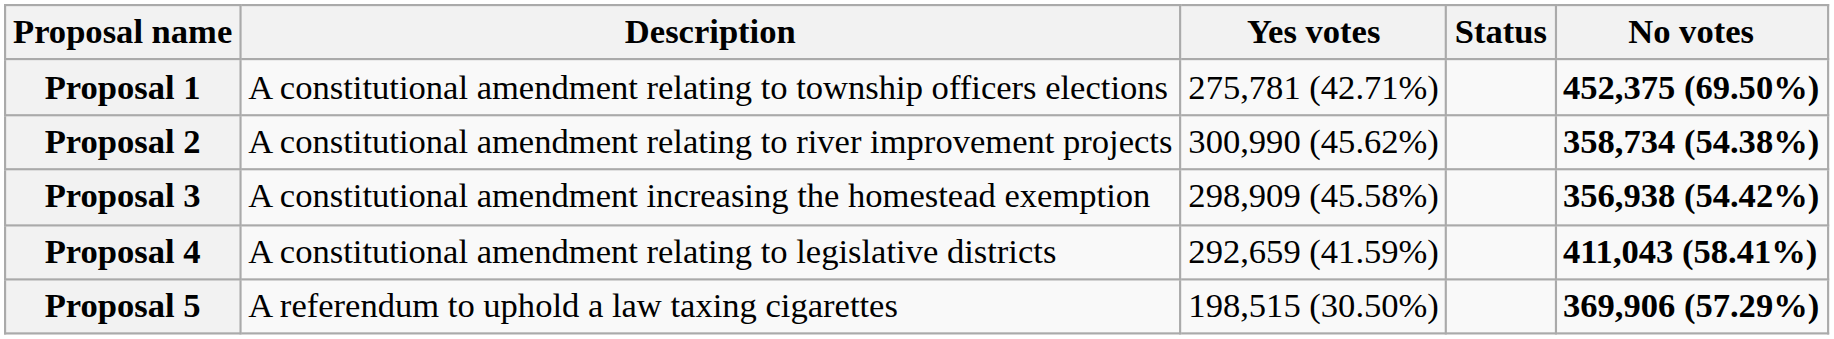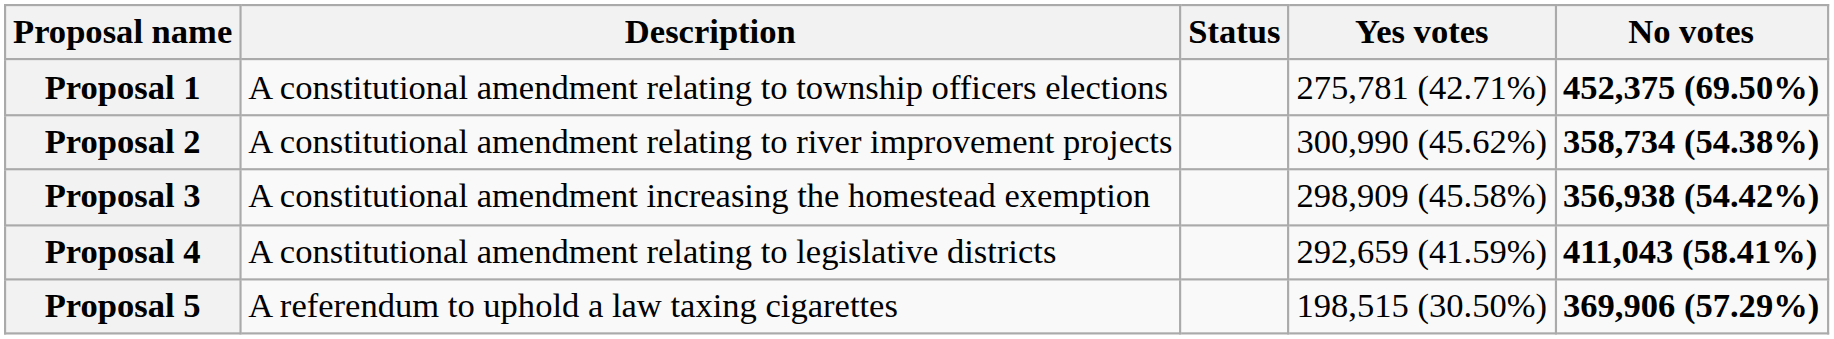columns swapped: (1501, 31) <-> (1314, 31)
